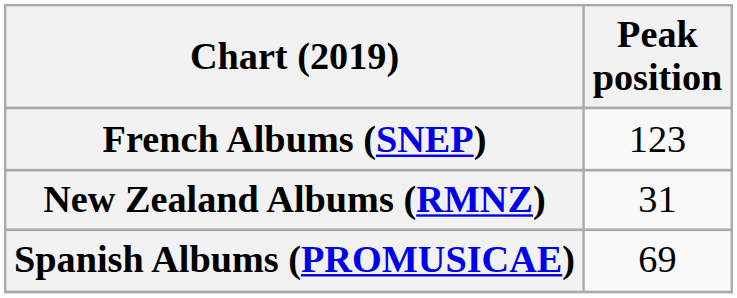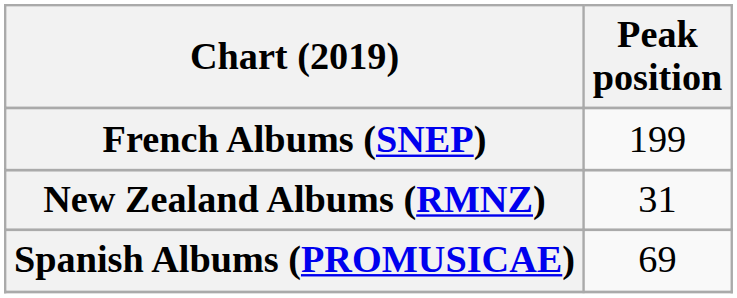(657, 138) 123 -> (657, 138) 199
